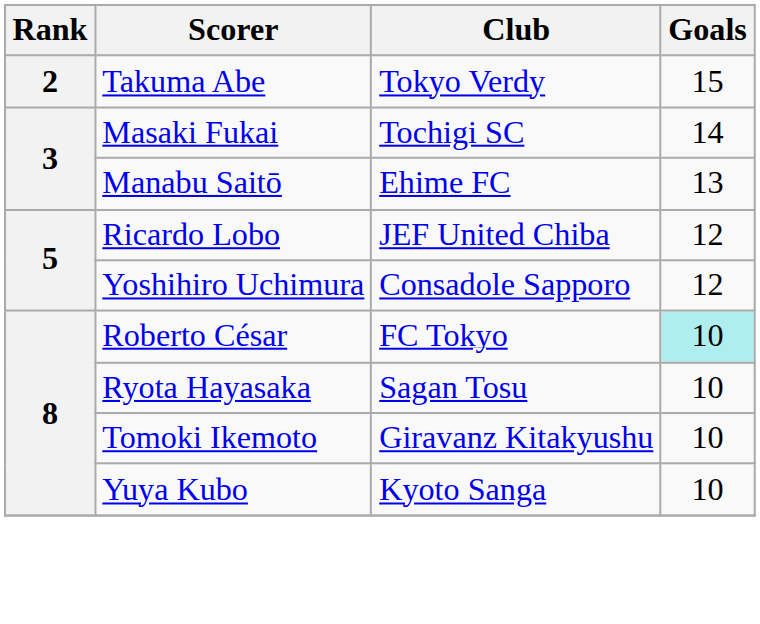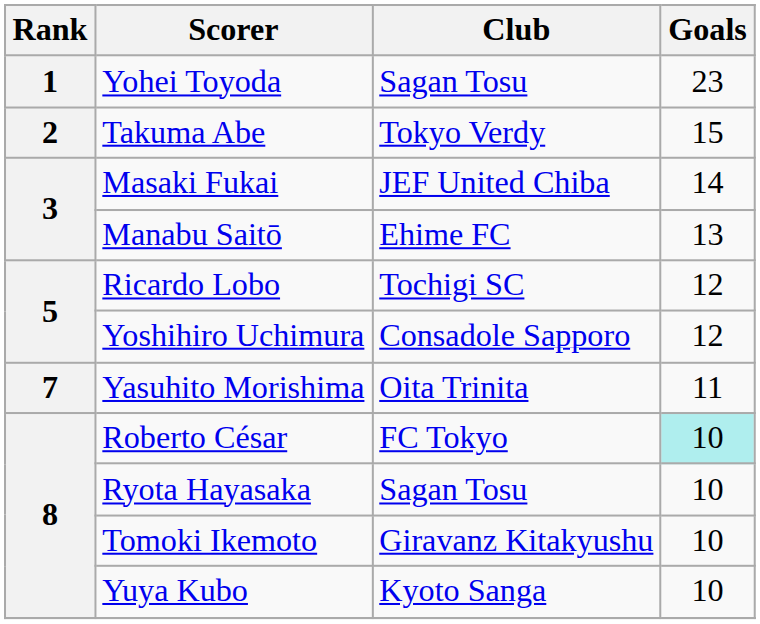+ row: (192, 81)
(452, 132) Tochigi SC -> (494, 183) JEF United Chiba
(494, 234) JEF United Chiba -> (452, 285) Tochigi SC
+ row: (233, 387)
